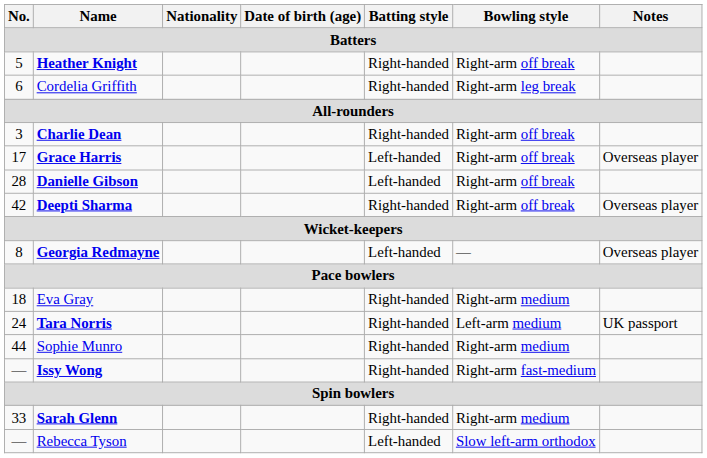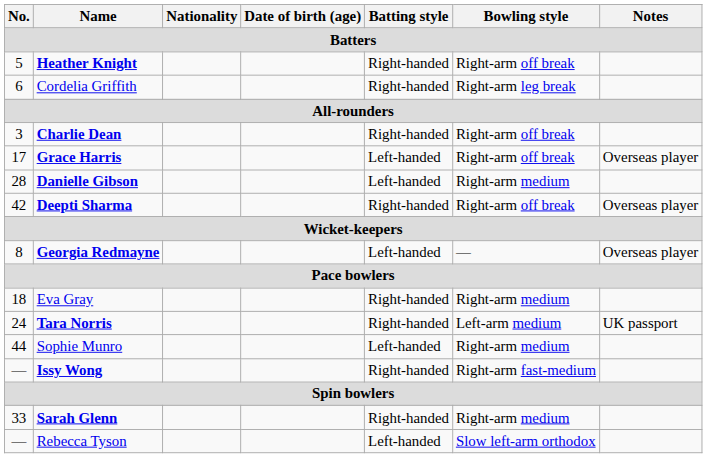(515, 181) Right-arm off break -> (513, 181) Right-arm medium
(409, 346) Right-handed -> (404, 346) Left-handed
